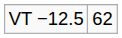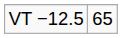(102, 19) 62 -> (102, 19) 65
